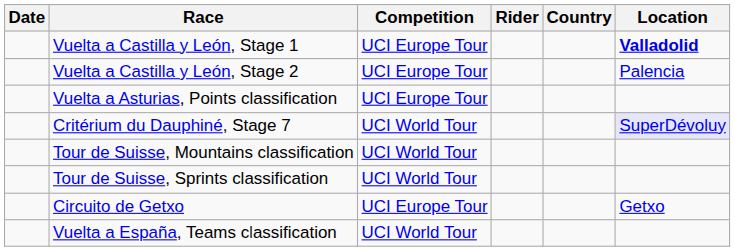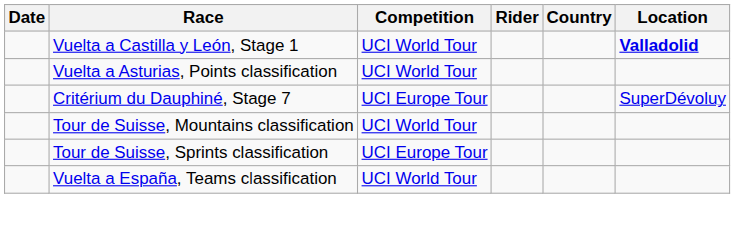(425, 44) UCI Europe Tour -> (419, 44) UCI World Tour
- row: (176, 71)
(425, 98) UCI Europe Tour -> (419, 71) UCI World Tour
(419, 125) UCI World Tour -> (425, 98) UCI Europe Tour
(673, 125) lavender background -> (673, 98) no background
(419, 179) UCI World Tour -> (425, 152) UCI Europe Tour
- row: (119, 206)
